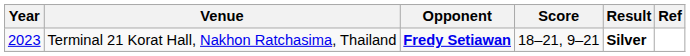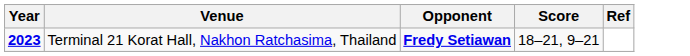- column: (629, 17)
(24, 40) normal -> (24, 40) bold
